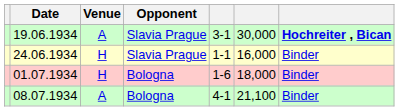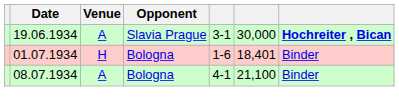- row: (45, 55)
(256, 75) 18,000 -> (256, 55) 18,401
